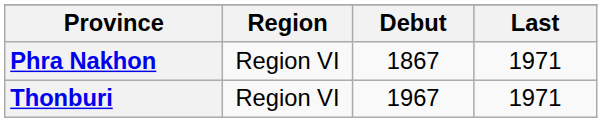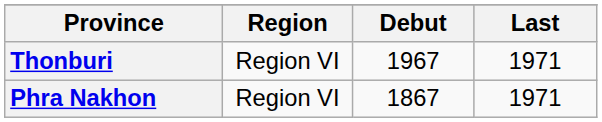rows swapped: (83, 60) <-> (61, 98)
